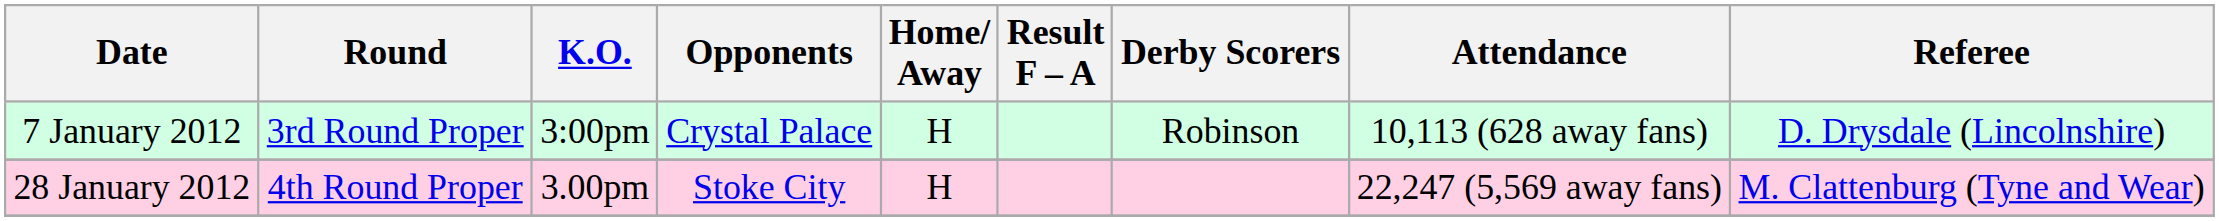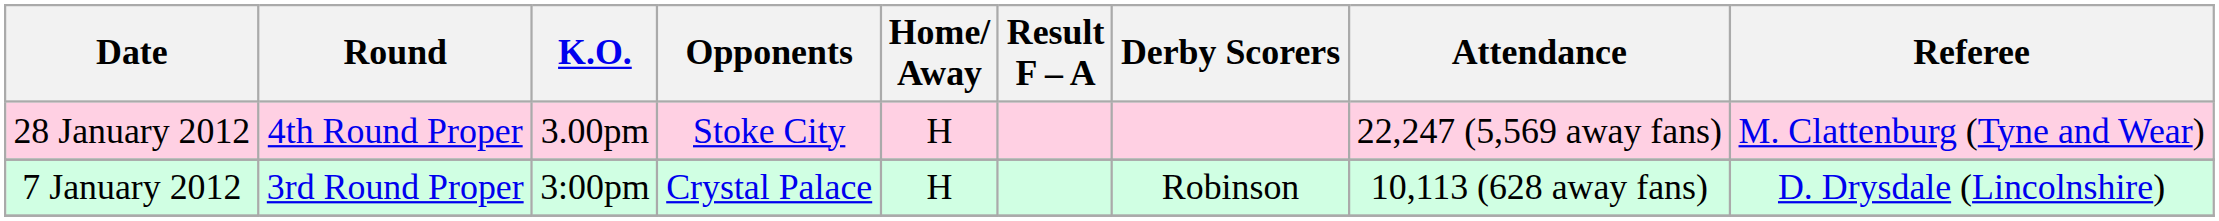rows swapped: (132, 130) <-> (132, 186)
